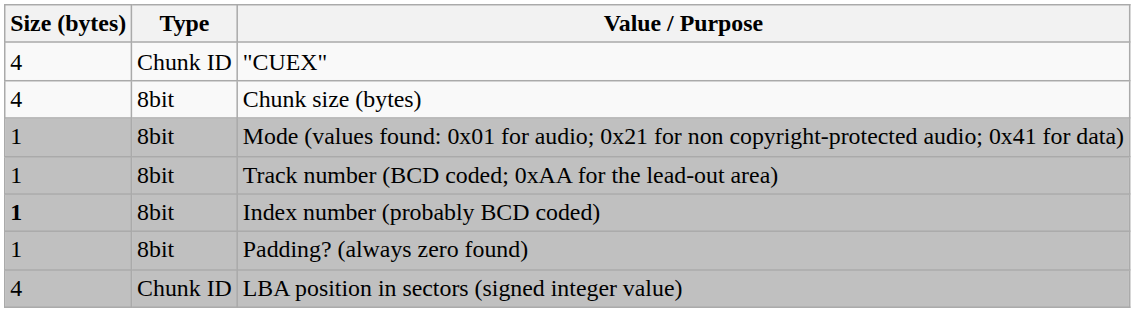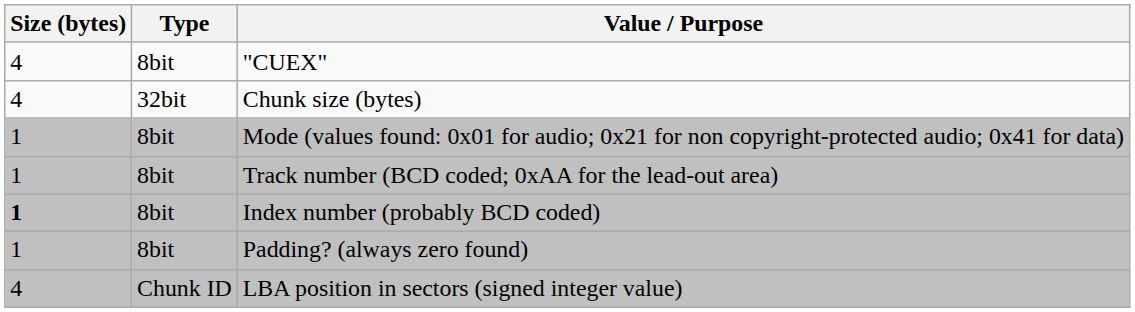(184, 61) Chunk ID -> (156, 61) 8bit
(156, 99) 8bit -> (162, 99) 32bit
